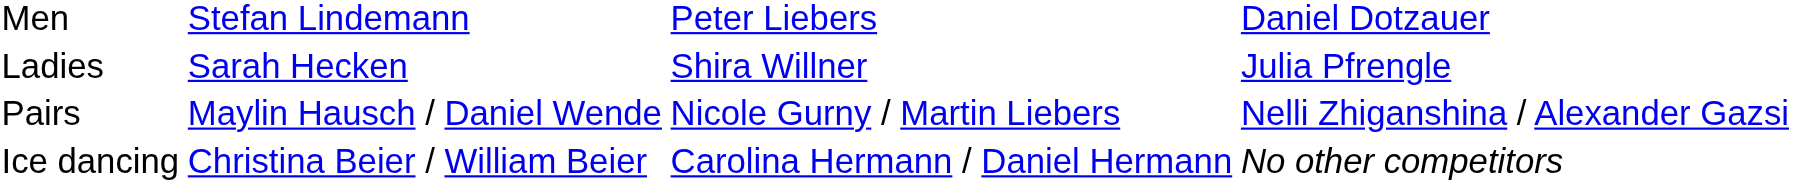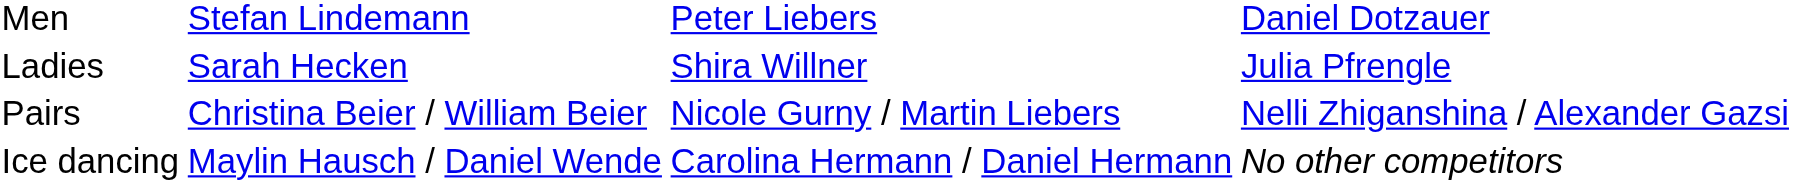(425, 113) Maylin Hausch / Daniel Wende -> (417, 113) Christina Beier / William Beier
(417, 161) Christina Beier / William Beier -> (425, 161) Maylin Hausch / Daniel Wende
